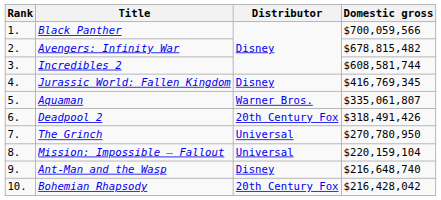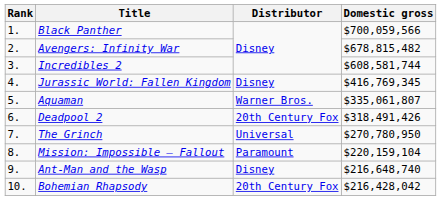(265, 152) Universal -> (265, 152) Paramount
